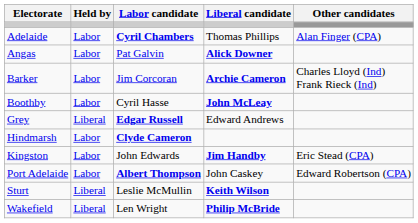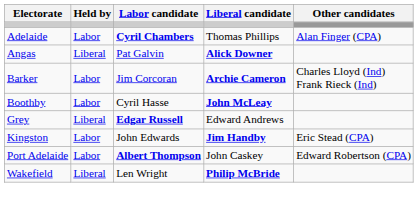(87, 54) Labor -> (90, 54) Liberal
- row: (32, 137)
- row: (18, 191)
